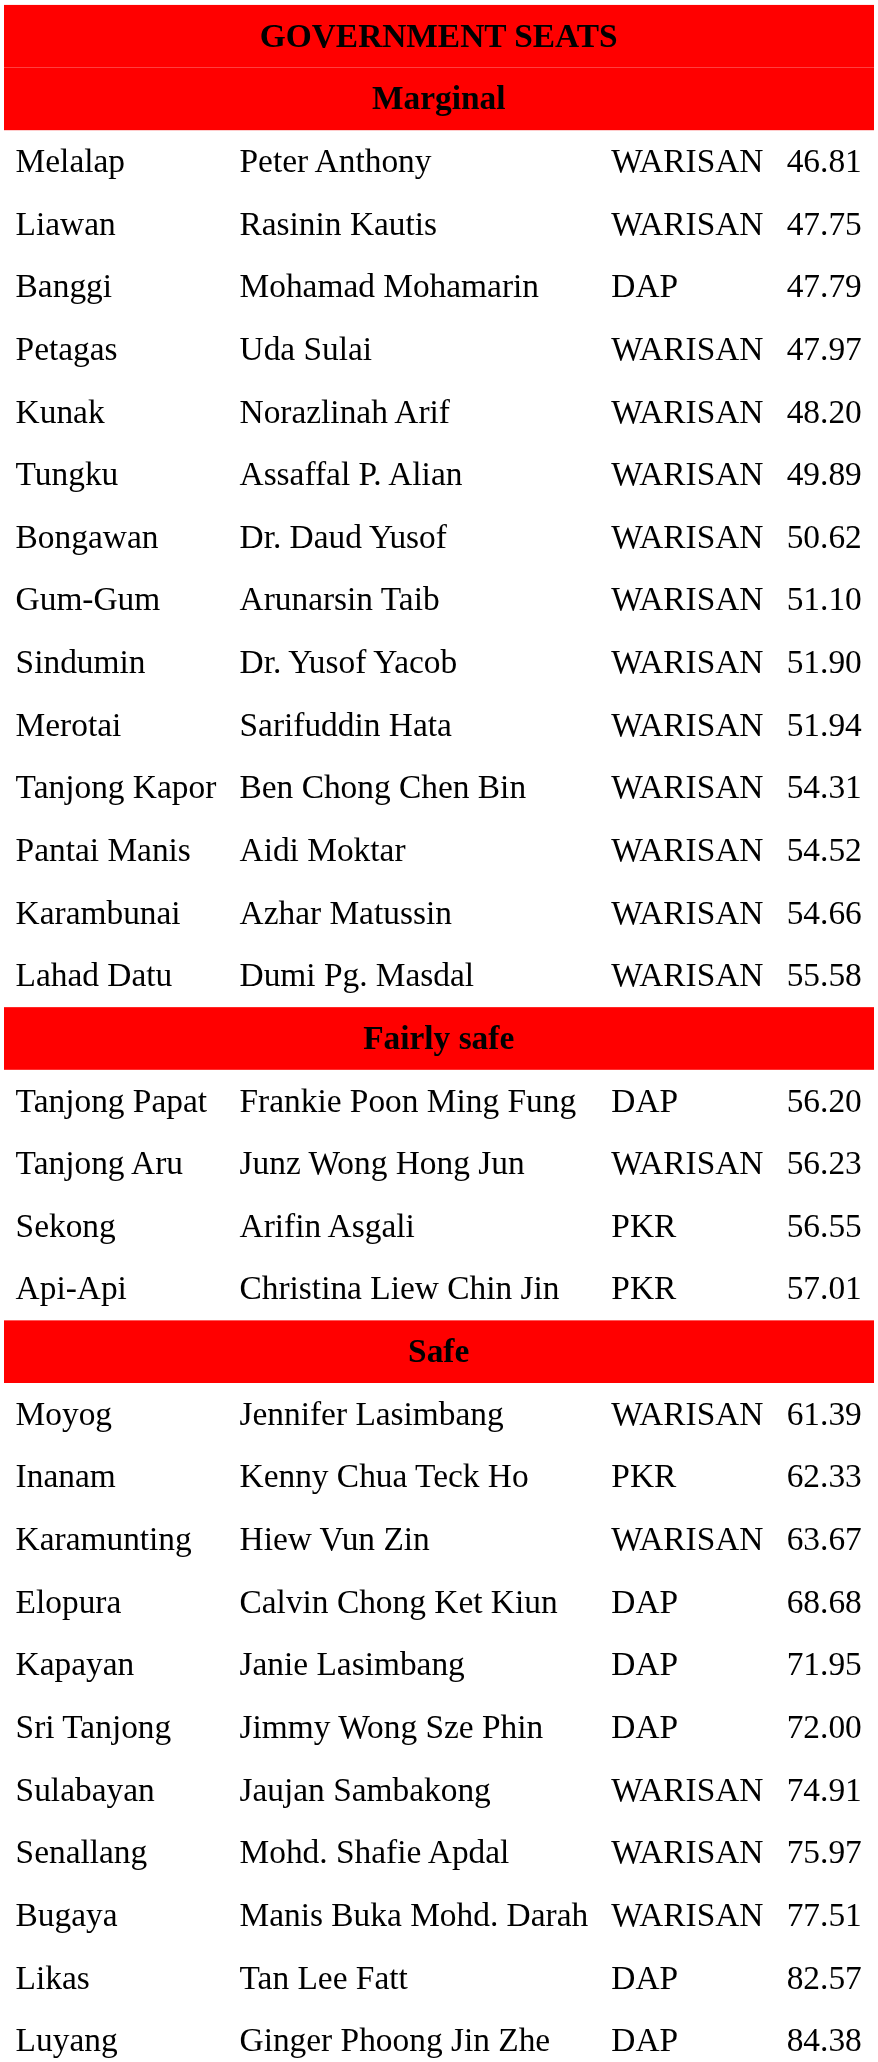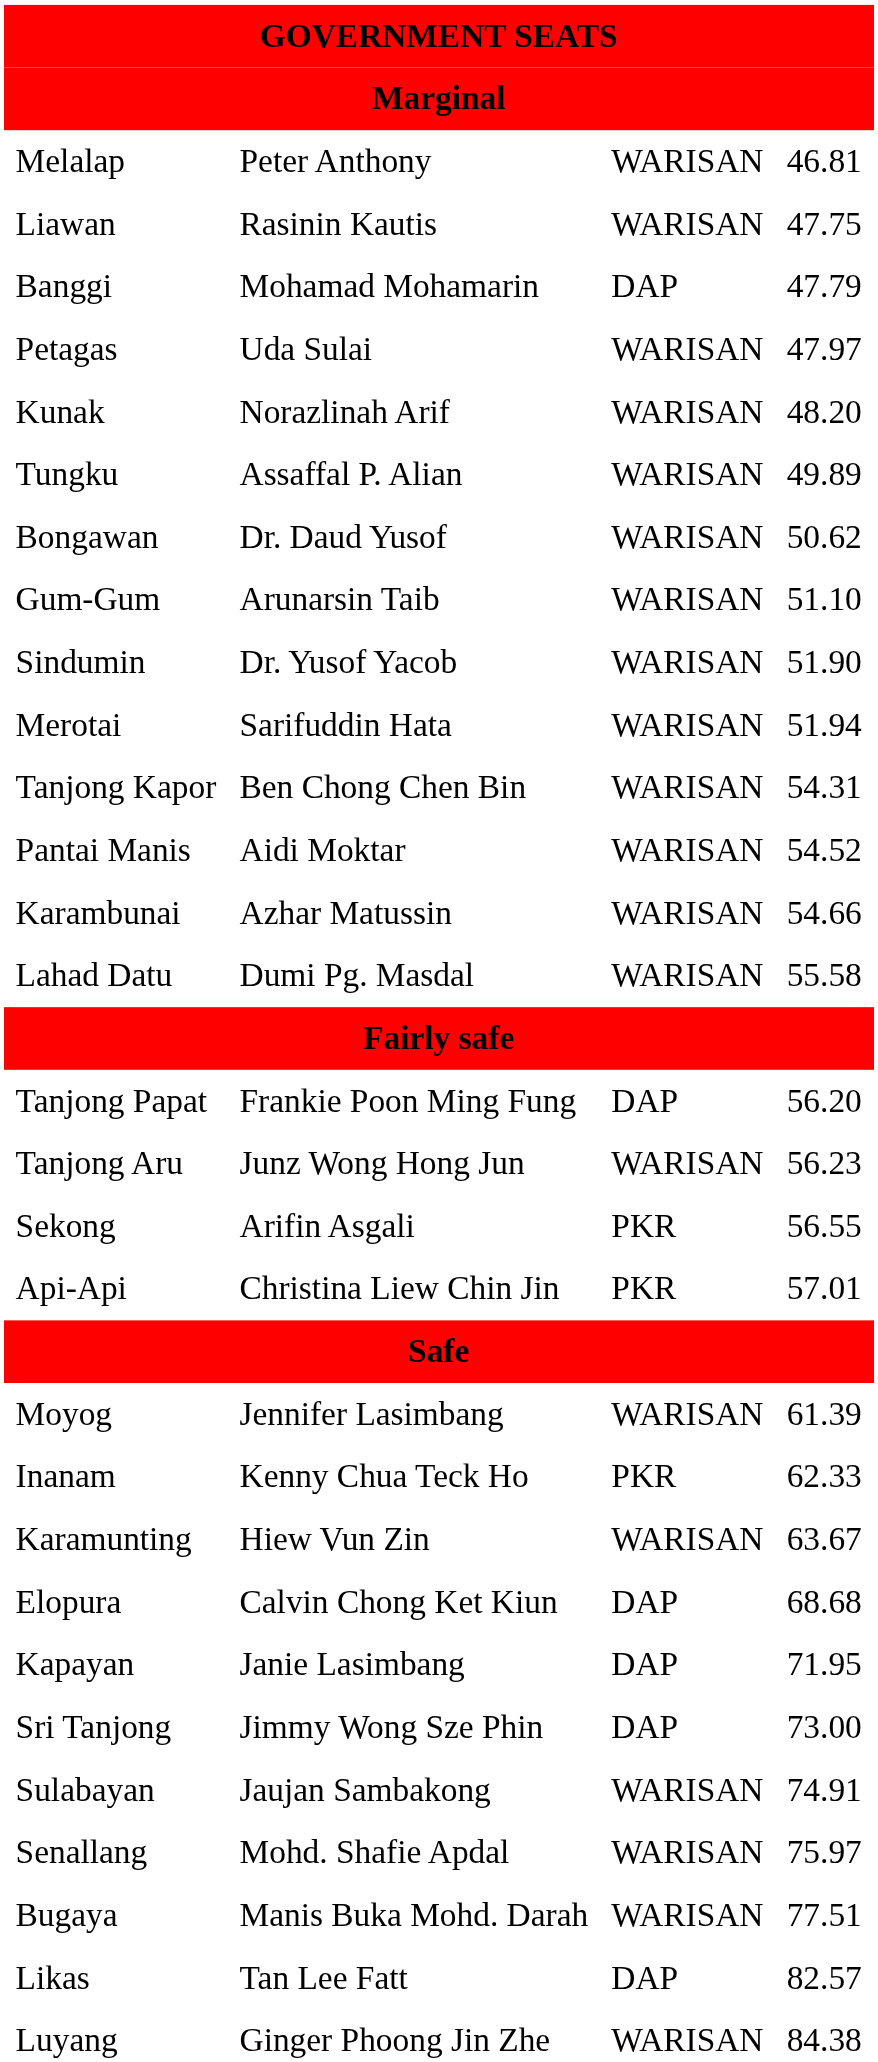(824, 1726) 72.00 -> (824, 1726) 73.00
(645, 2039) DAP -> (687, 2039) WARISAN
